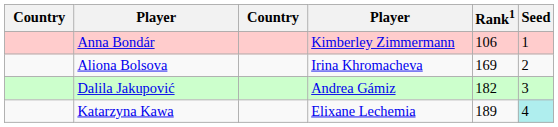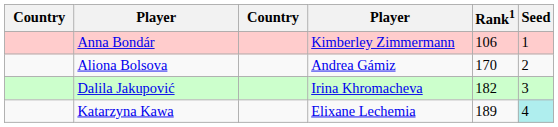(367, 65) Irina Khromacheva -> (353, 65) Andrea Gámiz
(486, 65) 169 -> (486, 65) 170
(353, 88) Andrea Gámiz -> (367, 88) Irina Khromacheva
